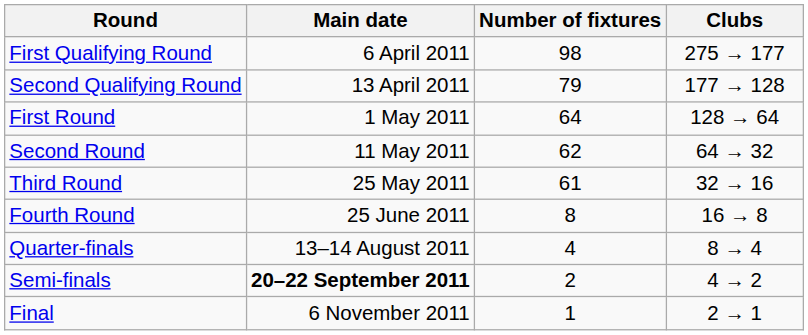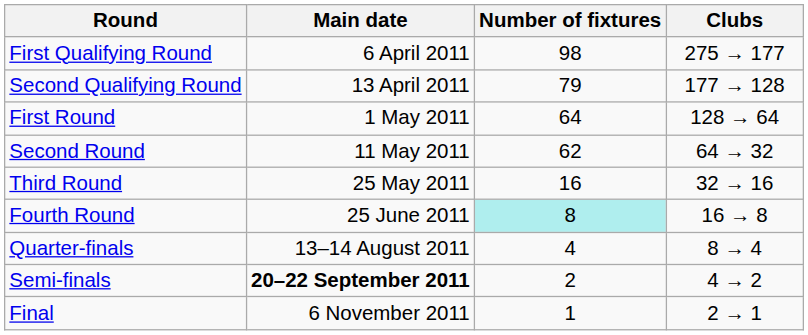(570, 183) 61 -> (570, 183) 16
(570, 215) no background -> (570, 215) paleturquoise background
